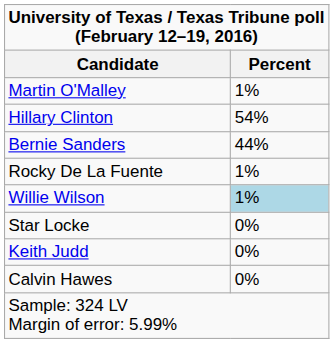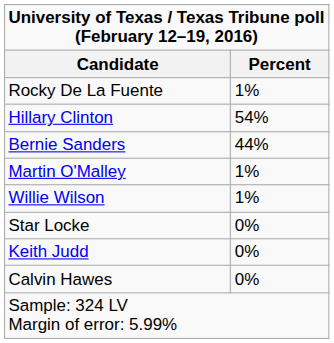rows swapped: (86, 171) <-> (67, 90)
(247, 198) lightblue background -> (247, 198) no background
